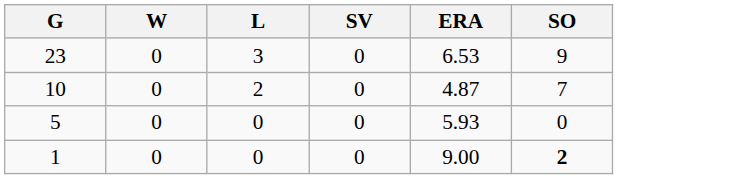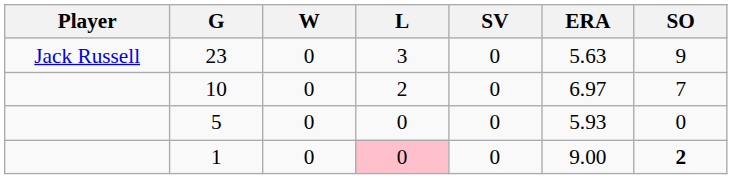+ column: (87, 21)
(461, 55) 6.53 -> (588, 55) 5.63
(461, 88) 4.87 -> (588, 88) 6.97
(258, 156) no background -> (402, 156) pink background
